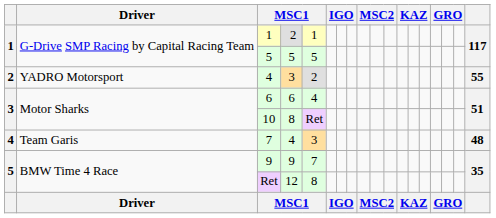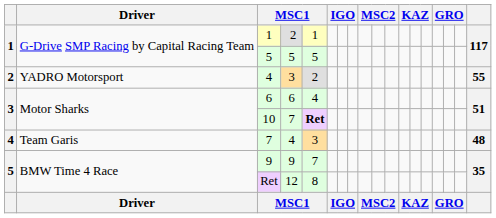(292, 118) 8 -> (292, 118) 7
(314, 118) normal -> (315, 118) bold
